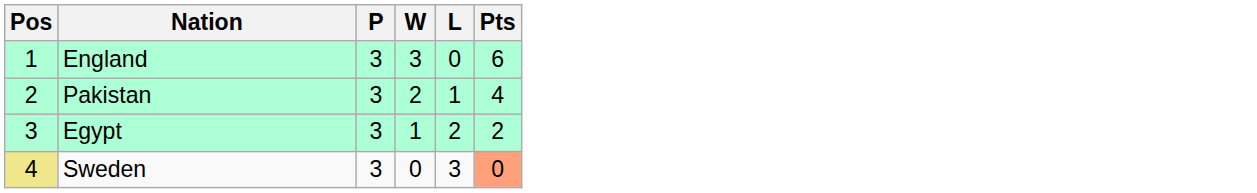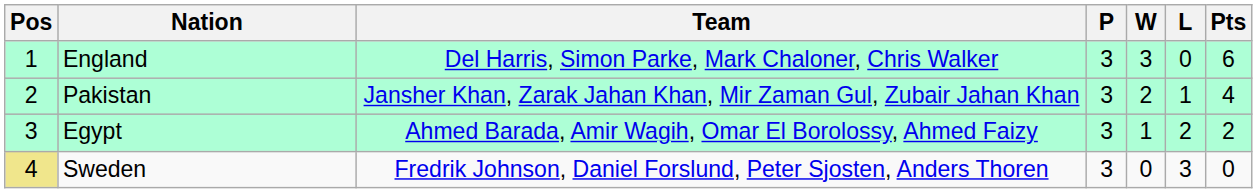+ column: (722, 22)
(498, 168) lightsalmon background -> (1228, 168) no background
